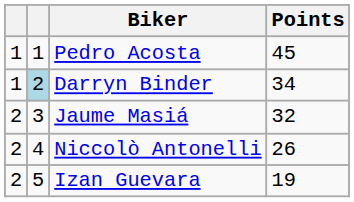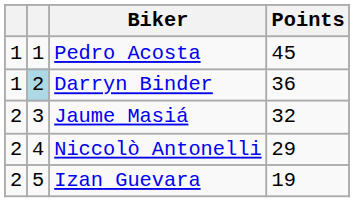(284, 85) 34 -> (284, 85) 36
(284, 149) 26 -> (284, 149) 29
